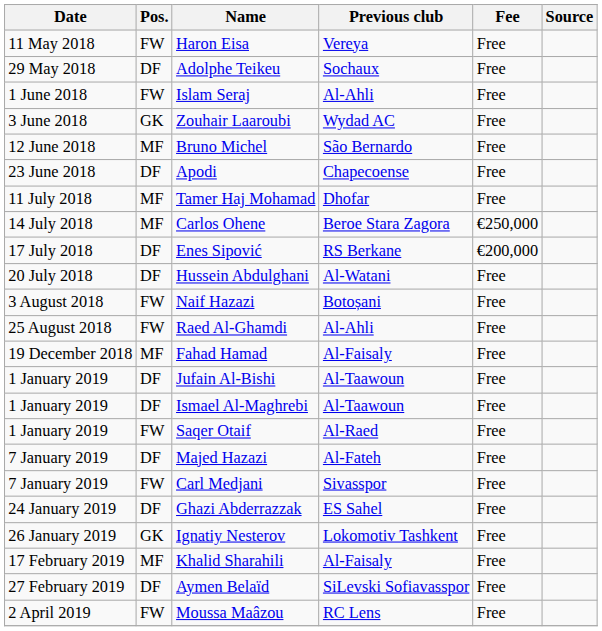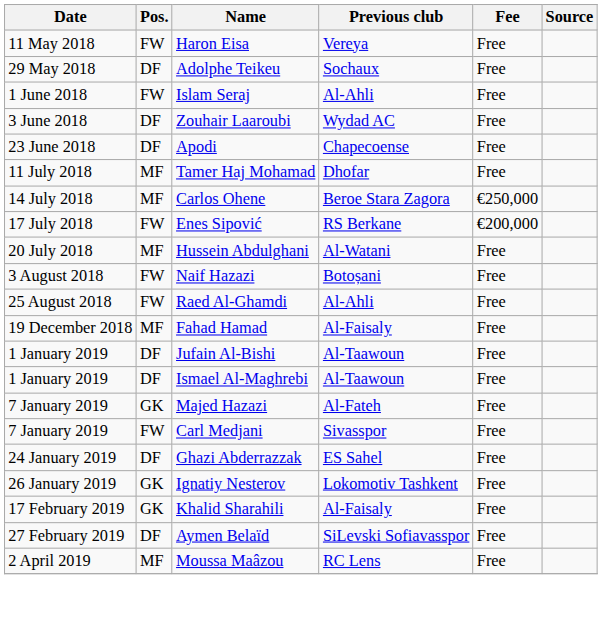(152, 120) GK -> (150, 120) DF
- row: (222, 146)
(150, 250) DF -> (152, 224) FW
(150, 276) DF -> (152, 250) MF
- row: (213, 431)
(150, 457) DF -> (152, 405) GK
(152, 560) MF -> (152, 509) GK
(152, 612) FW -> (152, 560) MF
